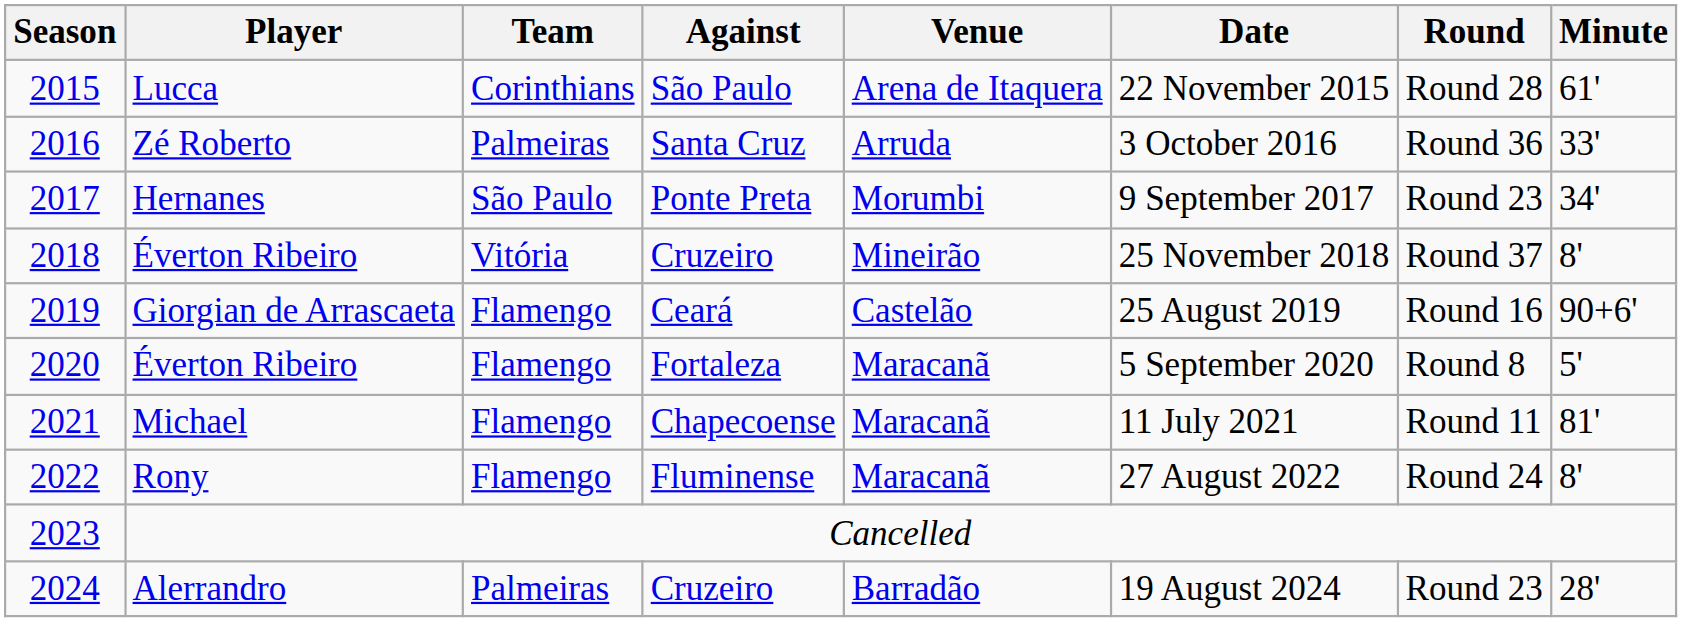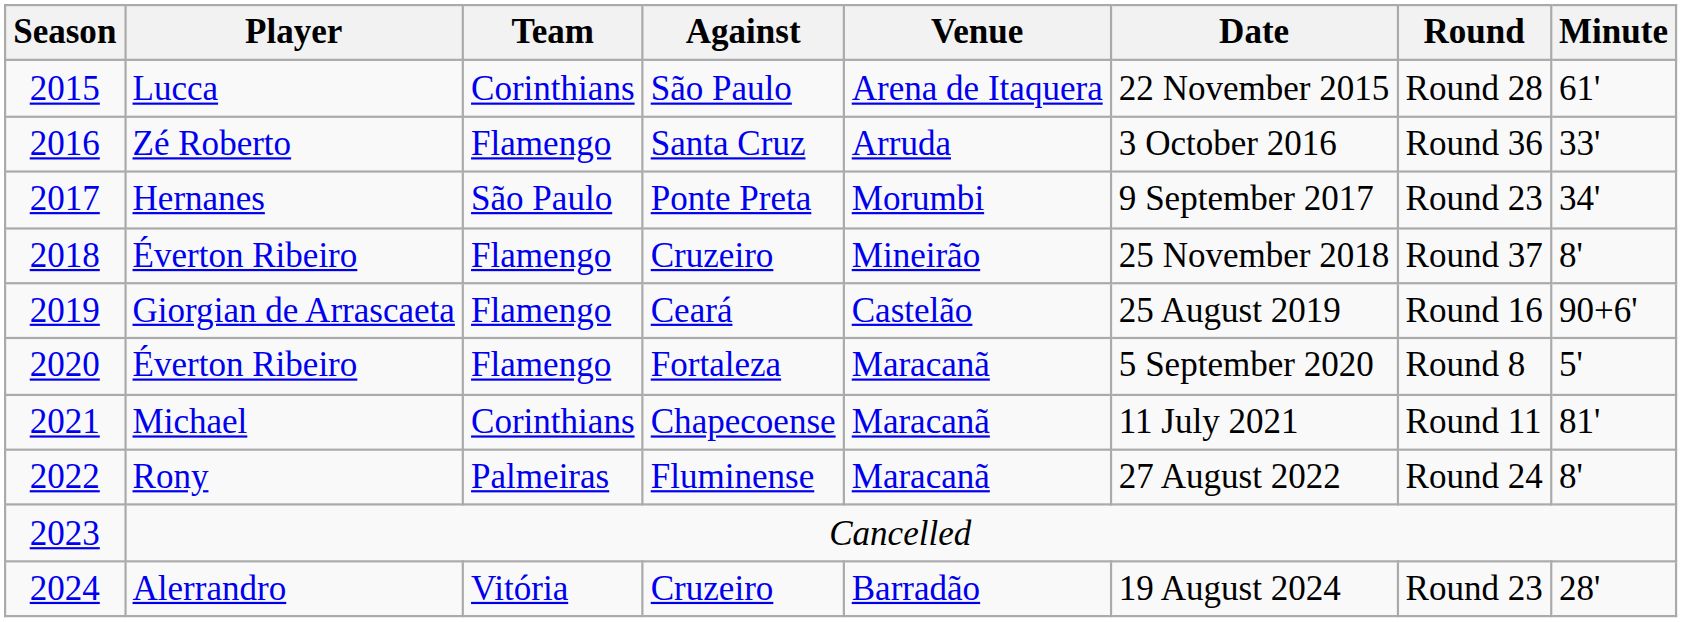(540, 143) Palmeiras -> (541, 143) Flamengo
(520, 254) Vitória -> (541, 254) Flamengo
(541, 421) Flamengo -> (553, 421) Corinthians
(541, 476) Flamengo -> (540, 476) Palmeiras
(540, 587) Palmeiras -> (520, 587) Vitória
